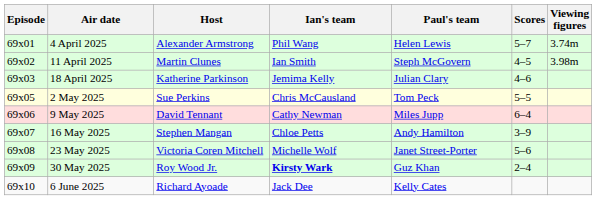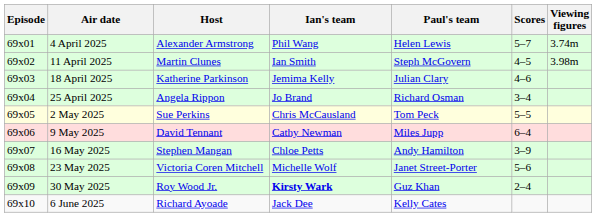+ row: (81, 97)
